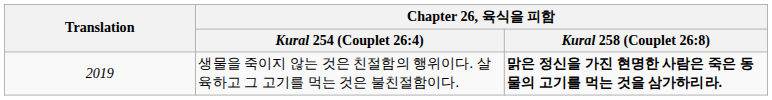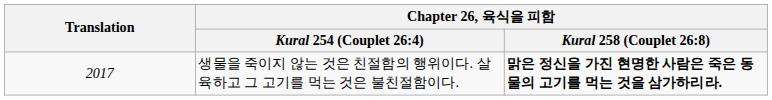(100, 73) 2019 -> (100, 73) 2017
